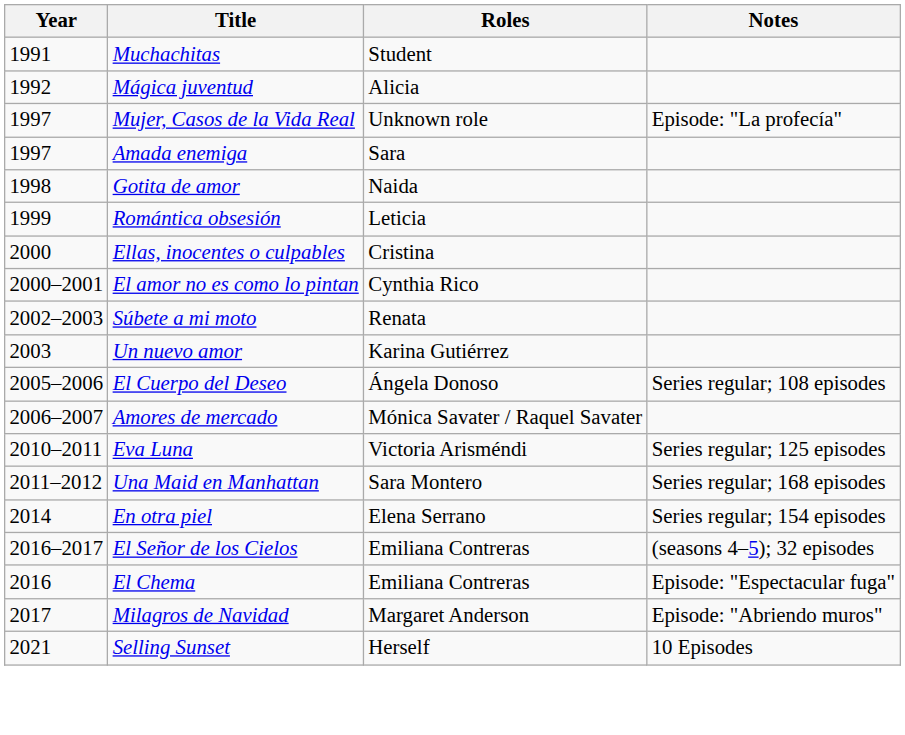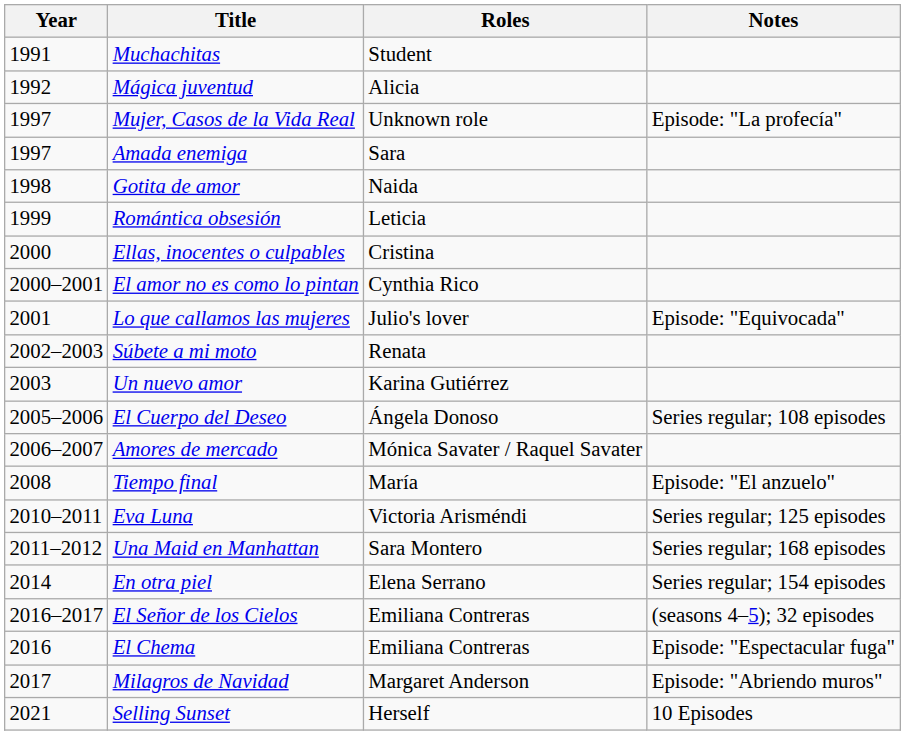+ row: (231, 317)
+ row: (165, 482)
